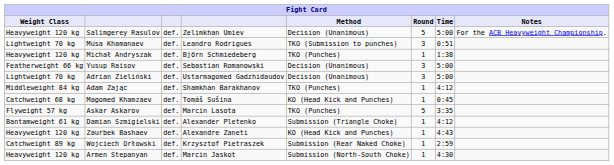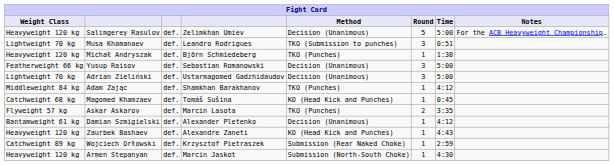(423, 111) 5 -> (423, 111) 2
(343, 122) Submission (Triangle Choke) -> (328, 122) Decision (Unanimous)
